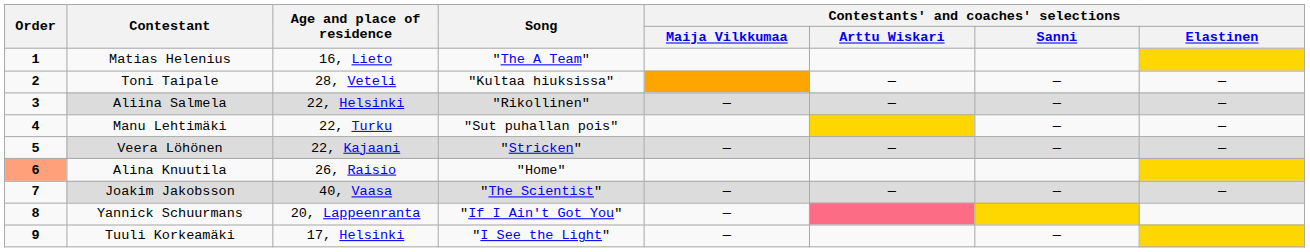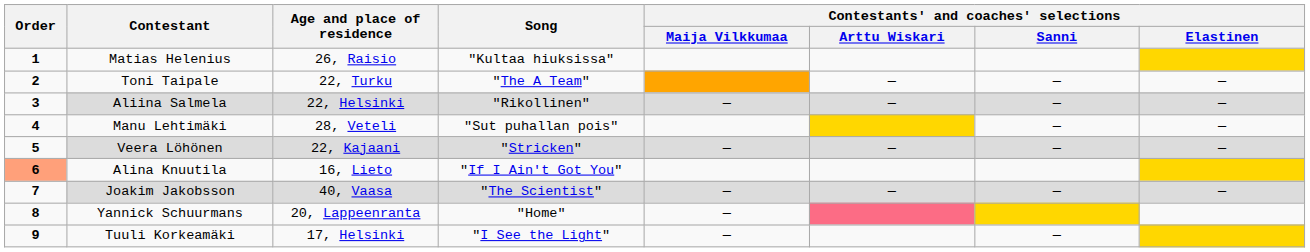(356, 60) 16, Lieto -> (356, 60) 26, Raisio
(541, 60) "The A Team" -> (541, 60) "Kultaa hiuksissa"
(356, 82) 28, Veteli -> (356, 82) 22, Turku
(541, 82) "Kultaa hiuksissa" -> (541, 82) "The A Team"
(356, 126) 22, Turku -> (356, 126) 28, Veteli
(356, 170) 26, Raisio -> (356, 170) 16, Lieto
(541, 170) "Home" -> (541, 170) "If I Ain't Got You"
(541, 214) "If I Ain't Got You" -> (541, 214) "Home"
